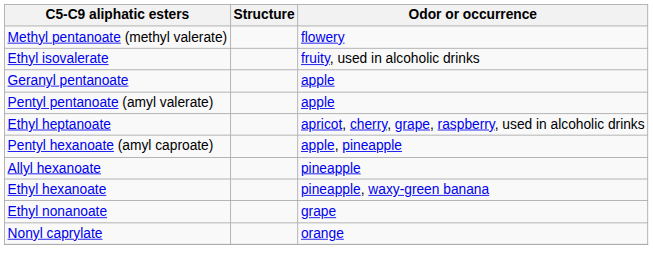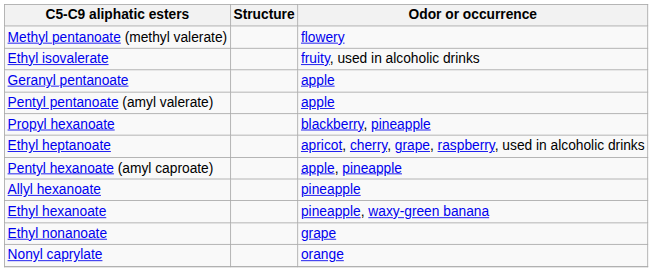+ row: (61, 124)
